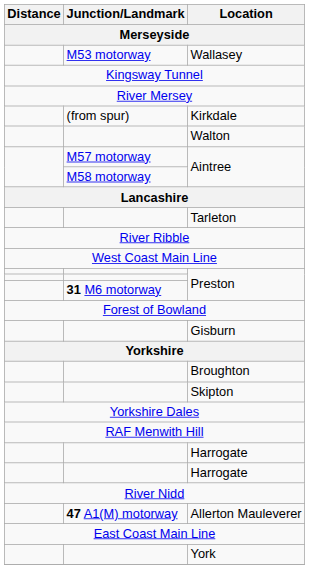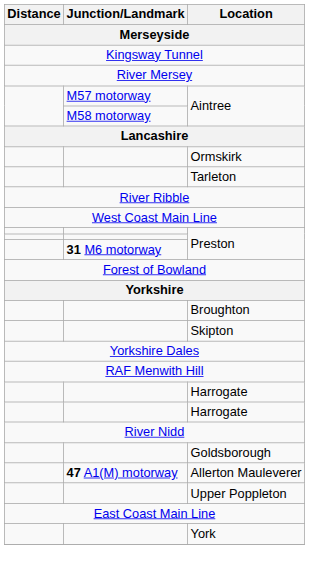- row: (109, 55)
- row: (98, 116)
- row: (126, 136)
+ row: (126, 157)
- row: (126, 331)
+ row: (126, 453)
+ row: (126, 493)
